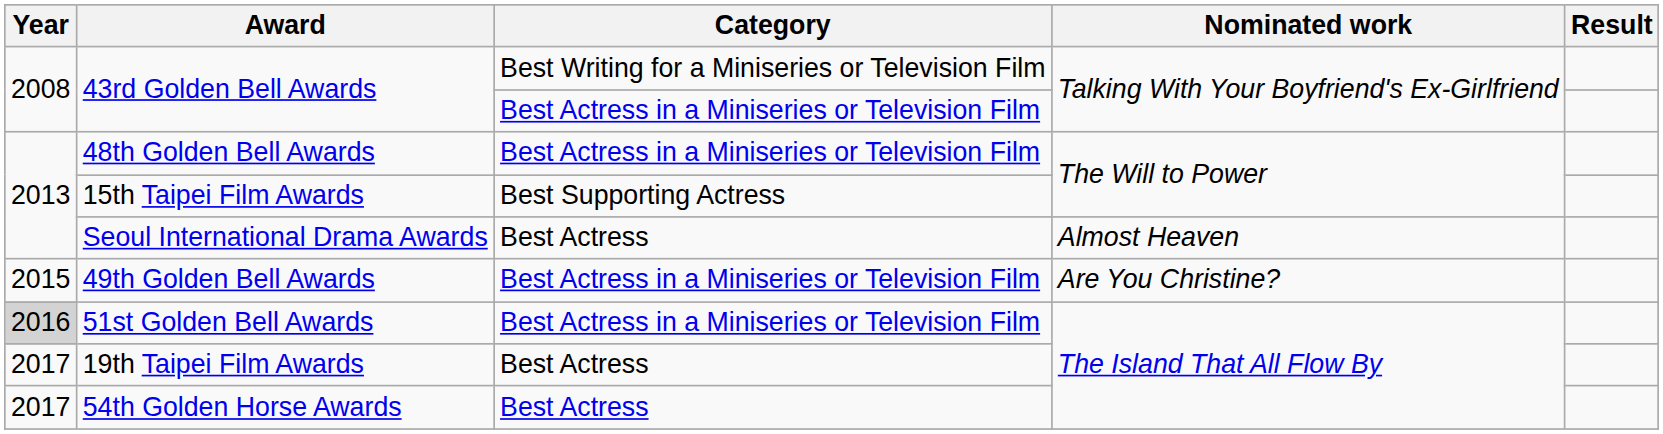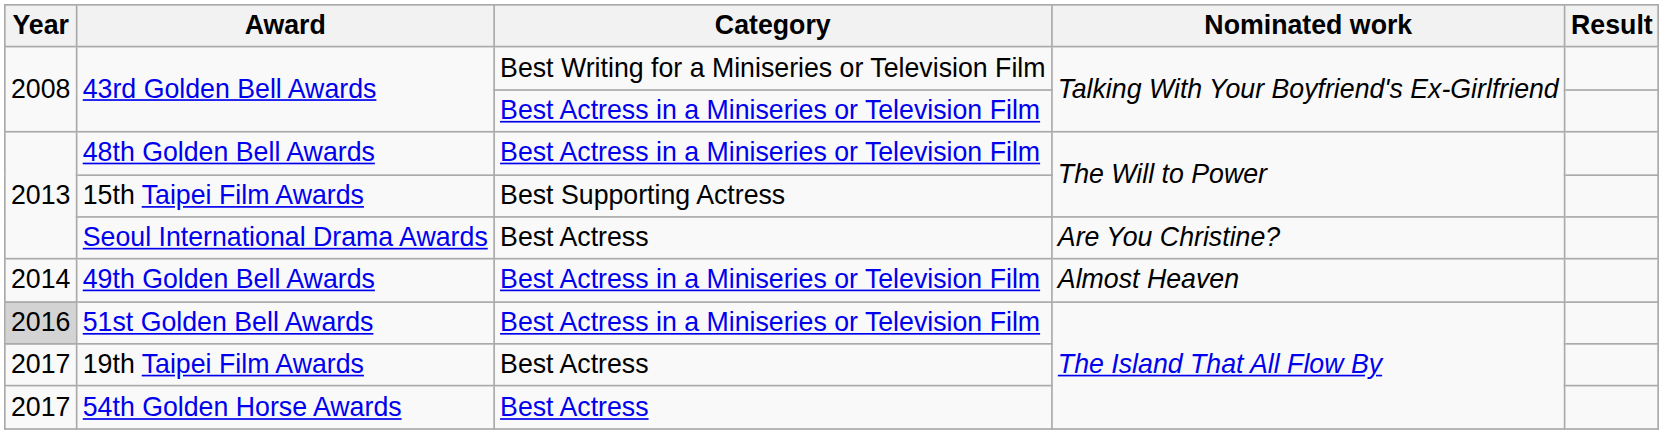(1148, 237) Almost Heaven -> (1169, 237) Are You Christine?
(41, 279) 2015 -> (41, 279) 2014
(1169, 279) Are You Christine? -> (1148, 279) Almost Heaven
